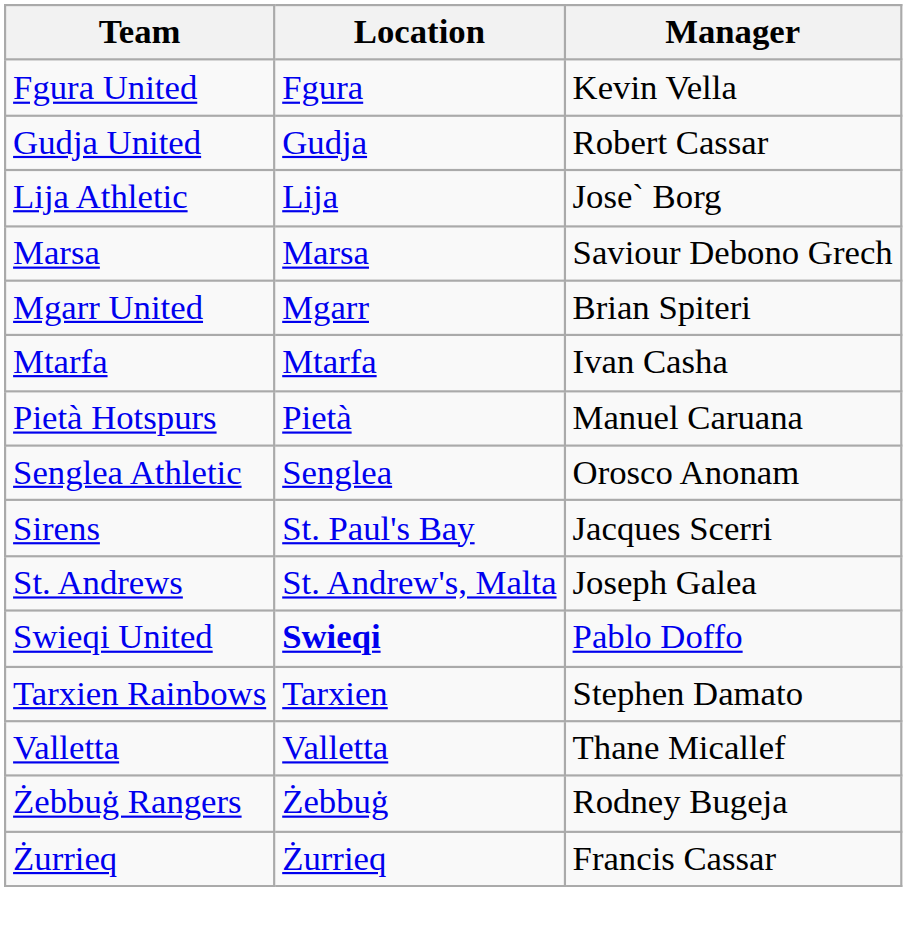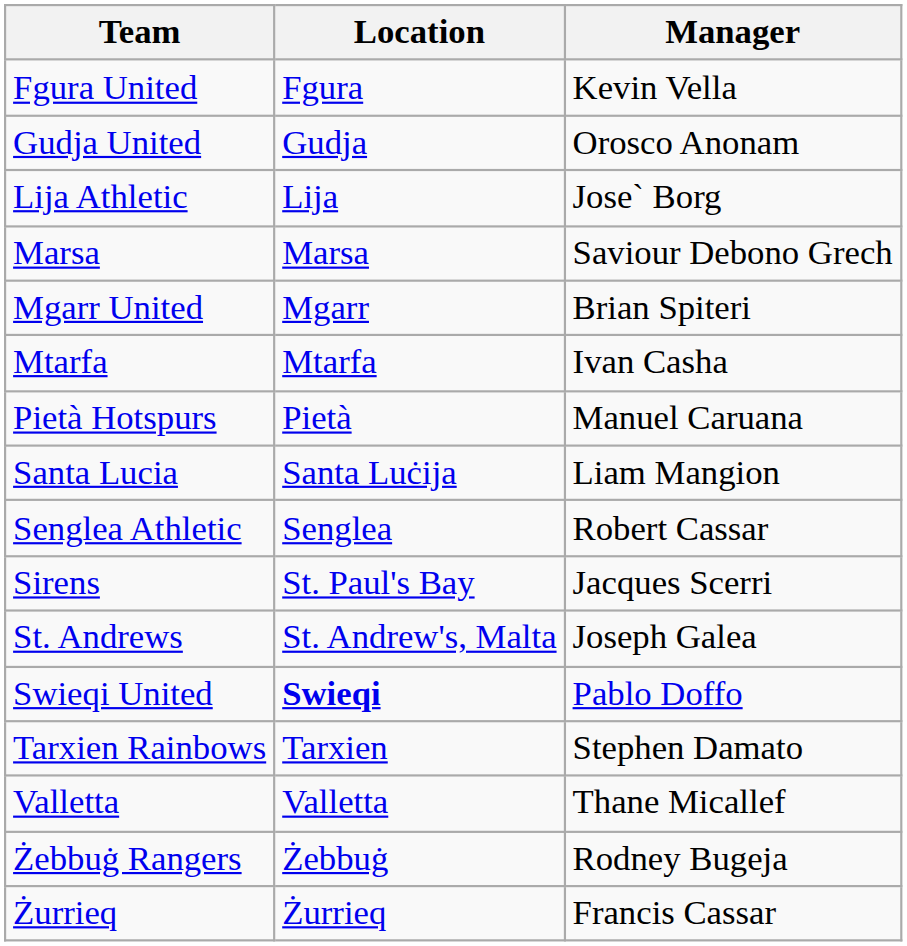(670, 142) Robert Cassar -> (686, 142) Orosco Anonam
+ row: (96, 472)
(686, 472) Orosco Anonam -> (670, 527) Robert Cassar
